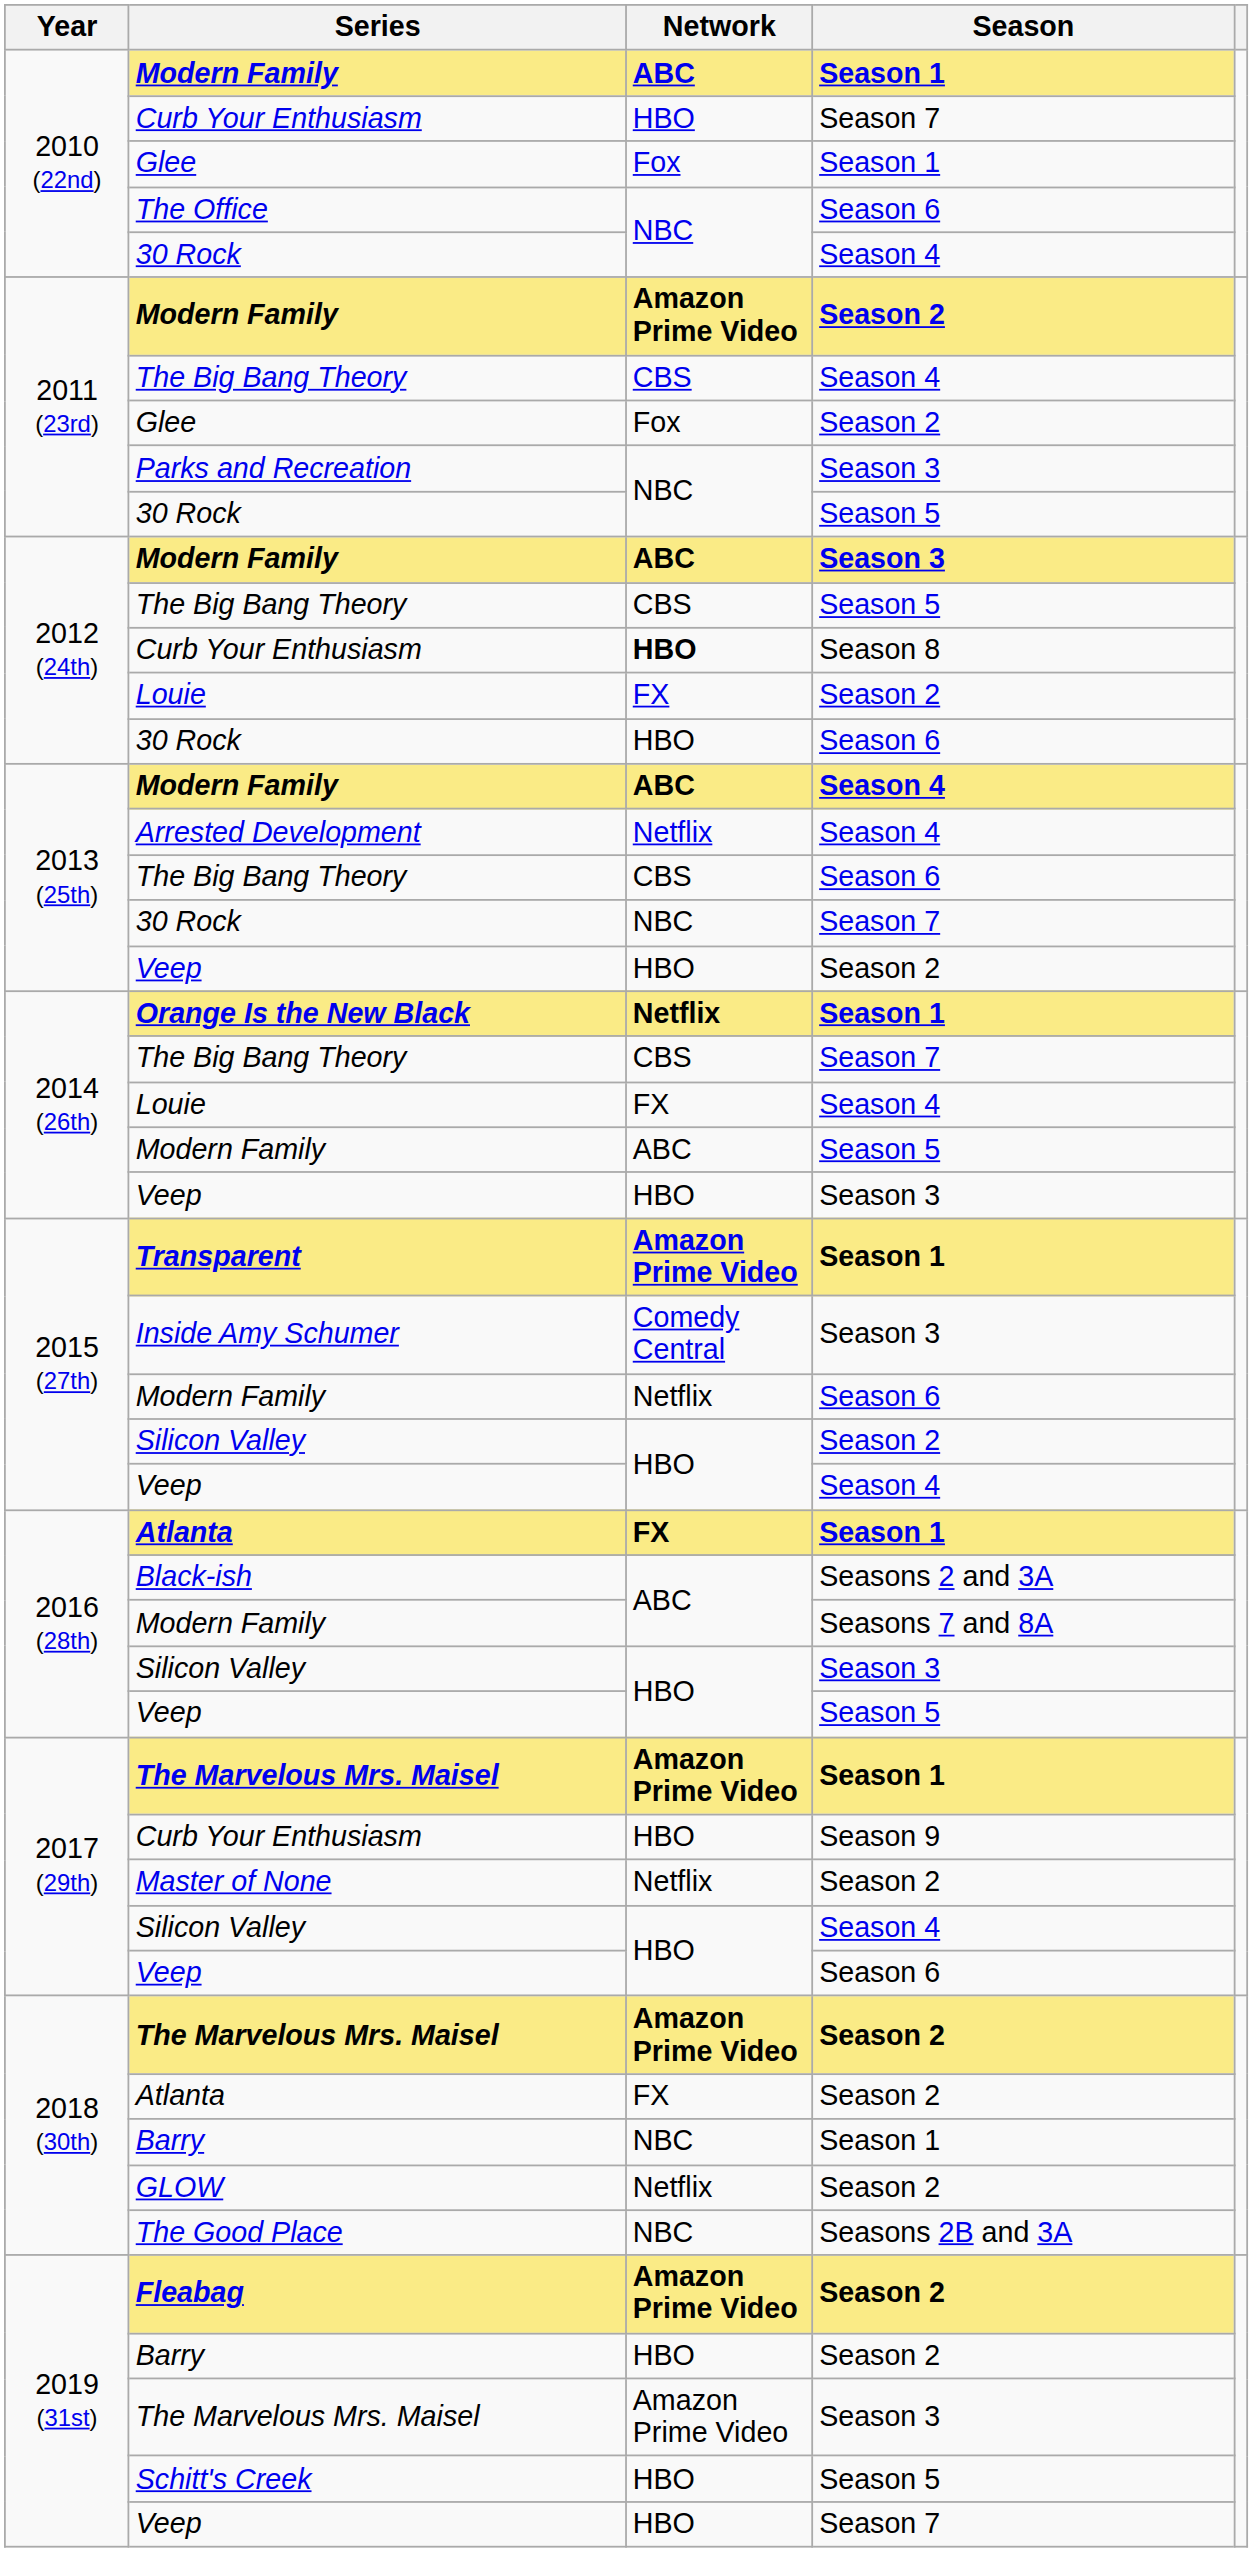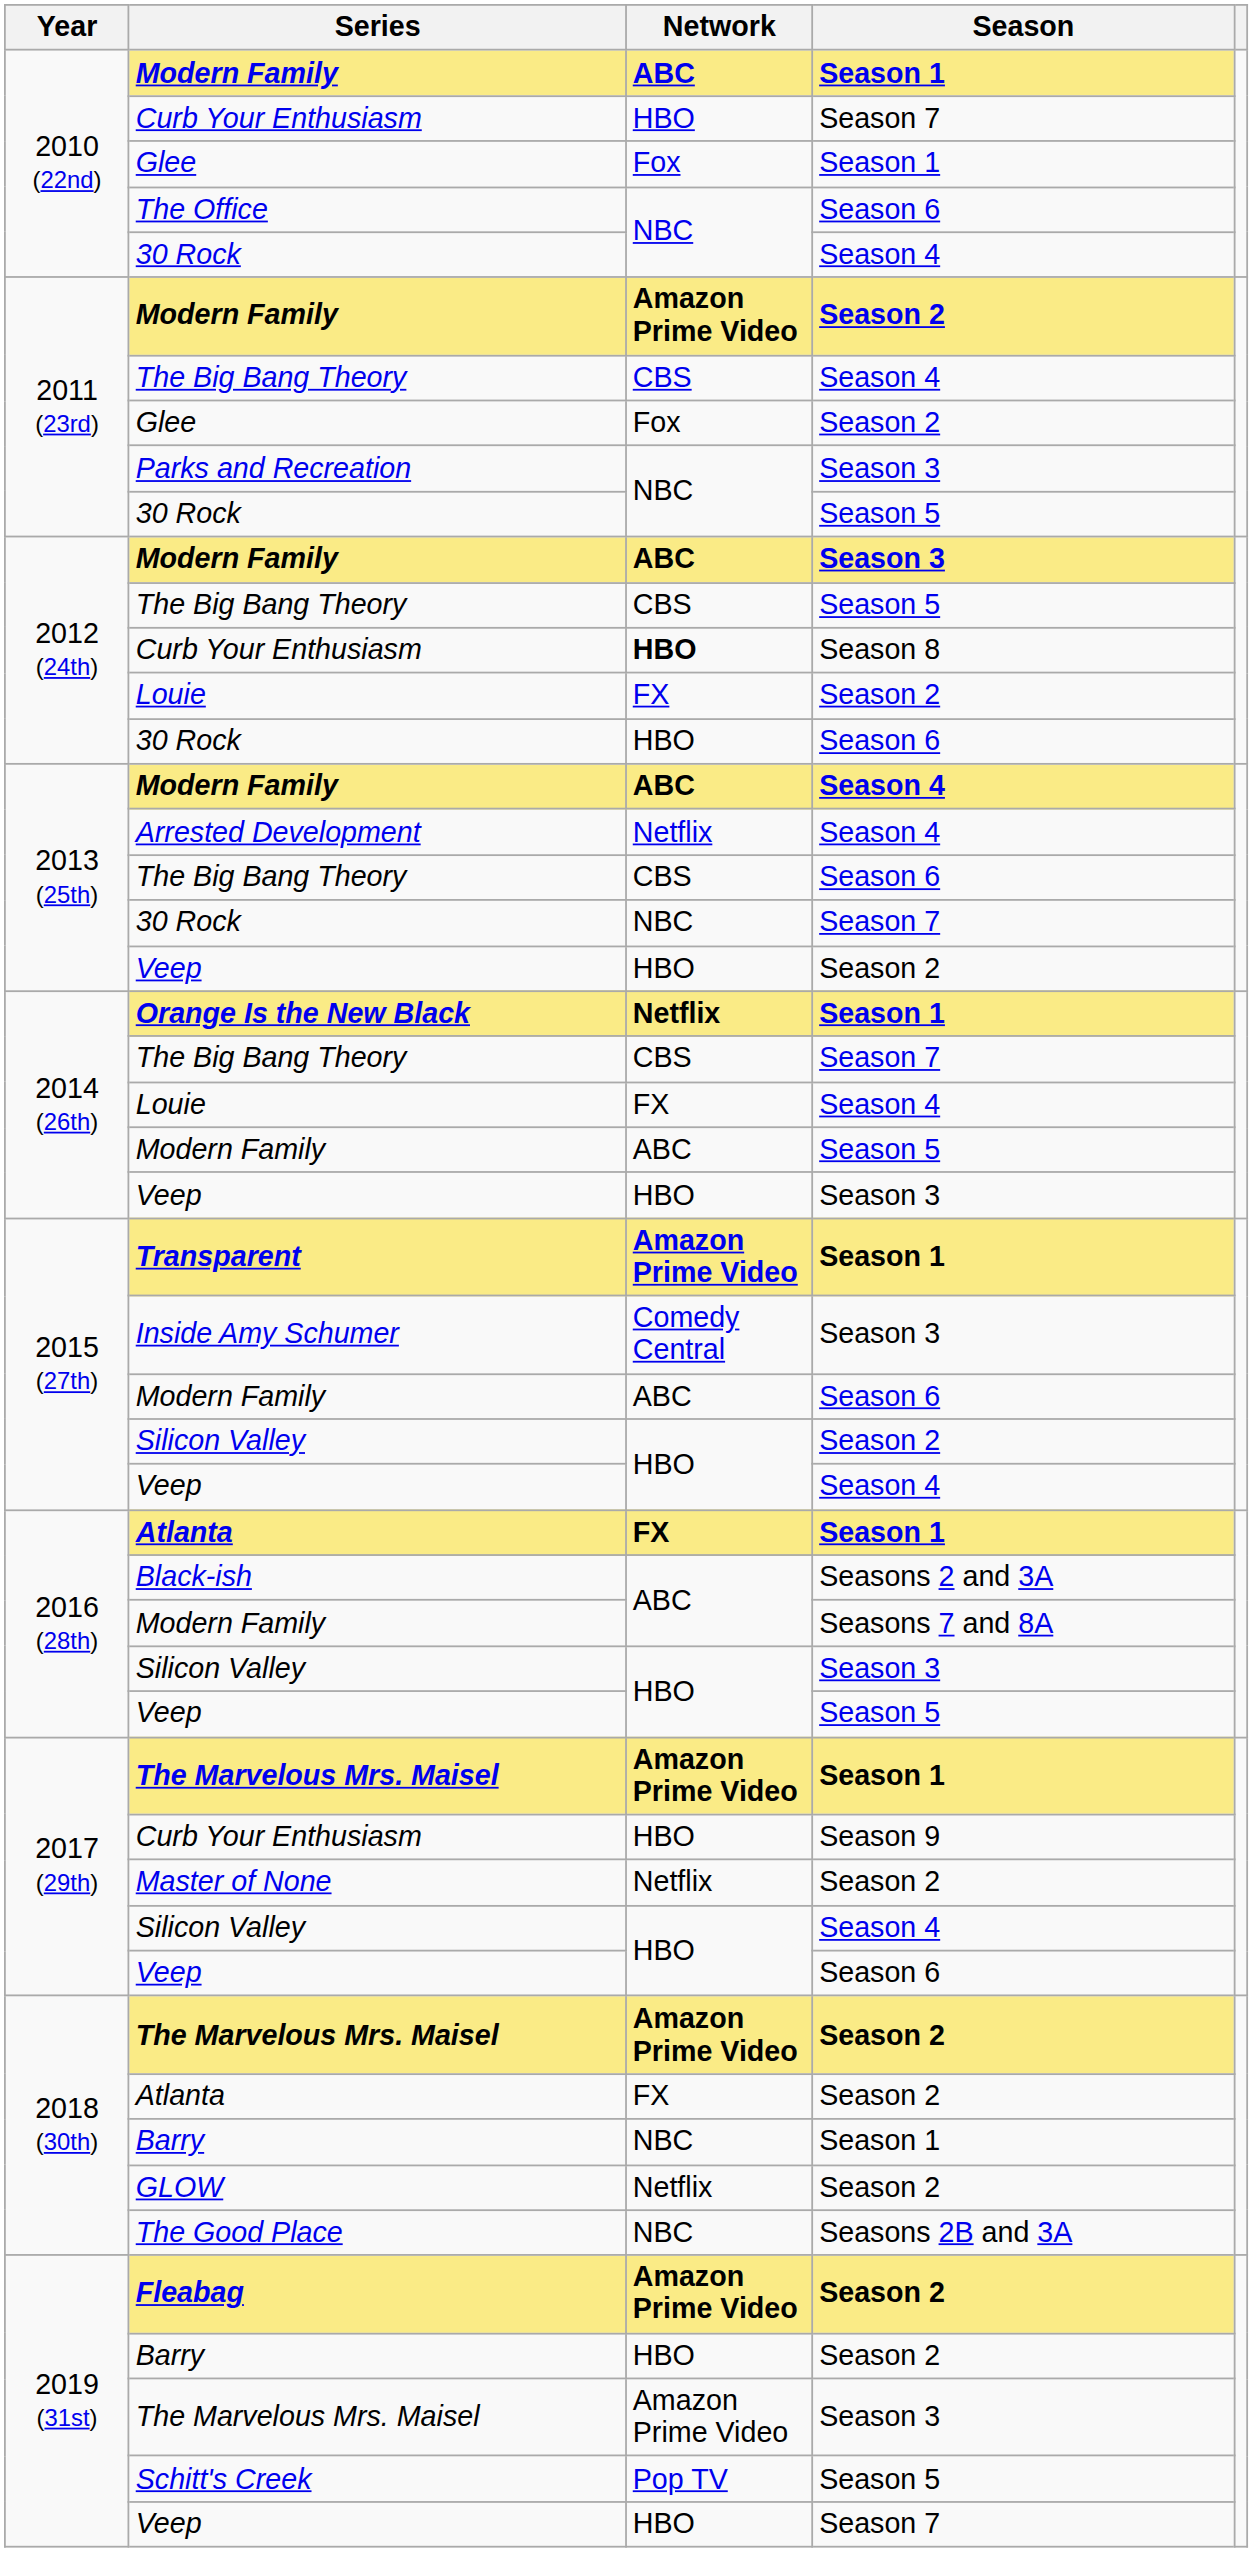(673, 1395) Netflix -> (662, 1395) ABC
(664, 2478) HBO -> (680, 2478) Pop TV
